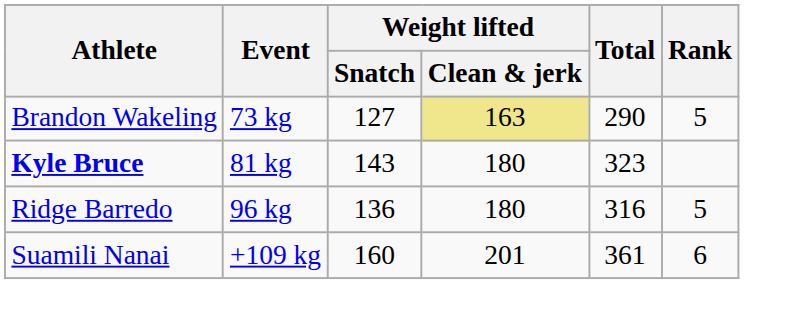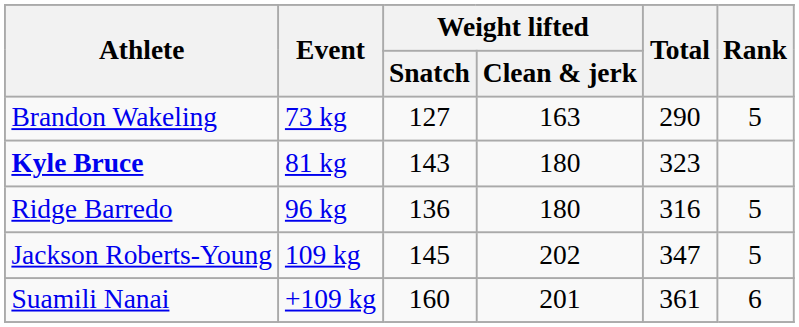(505, 118) khaki background -> (560, 118) no background
+ row: (142, 254)
